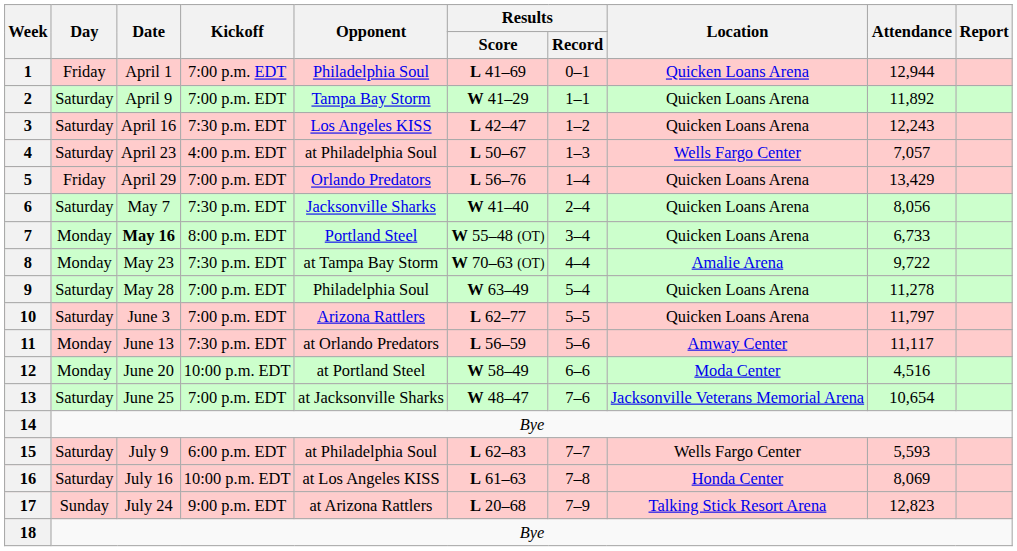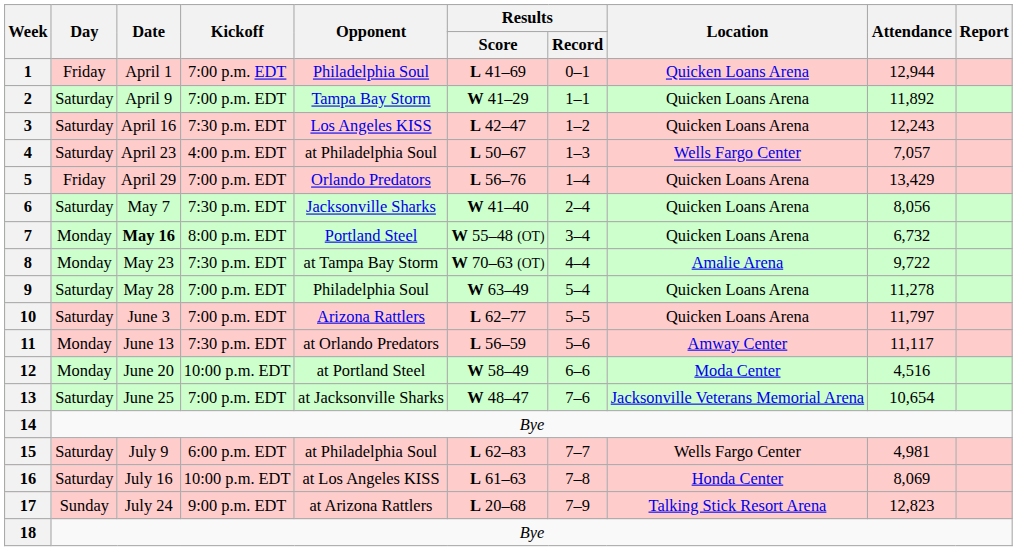(912, 234) 6,733 -> (912, 234) 6,732
(912, 451) 5,593 -> (912, 451) 4,981
